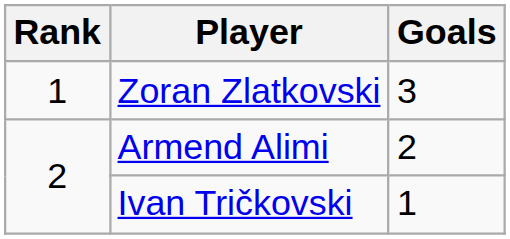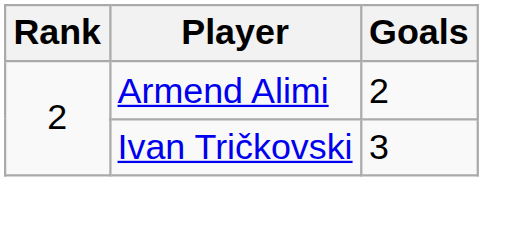- row: (249, 89)
(407, 203) 1 -> (379, 146) 3
